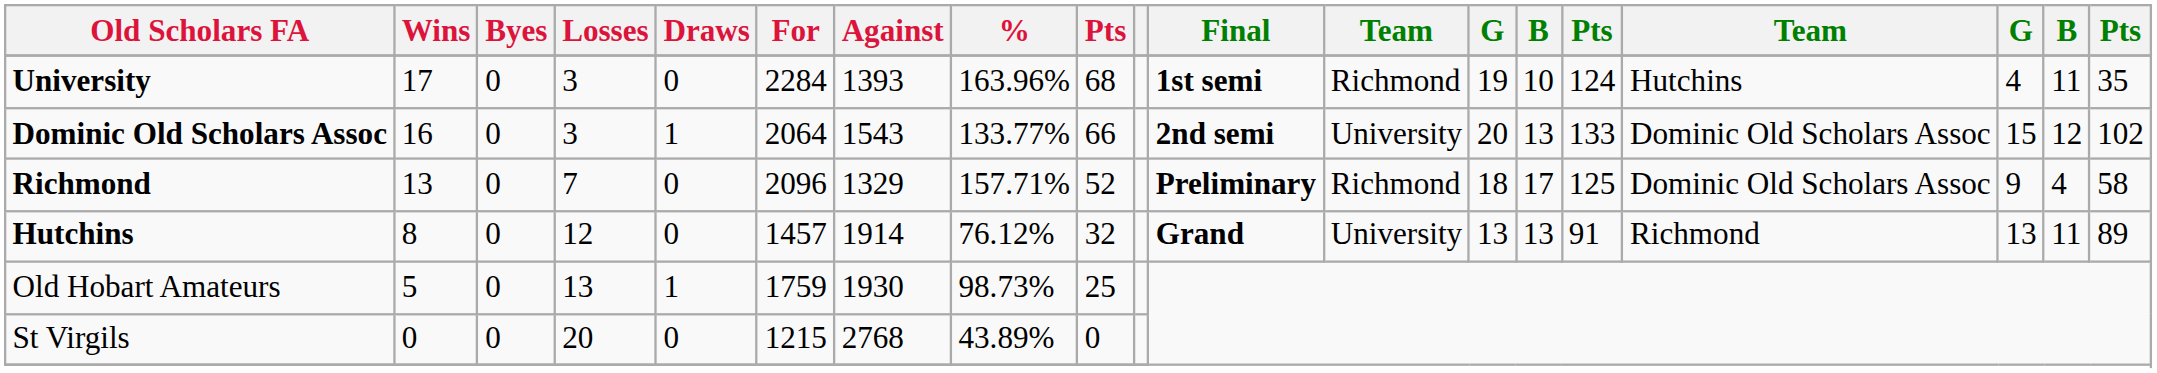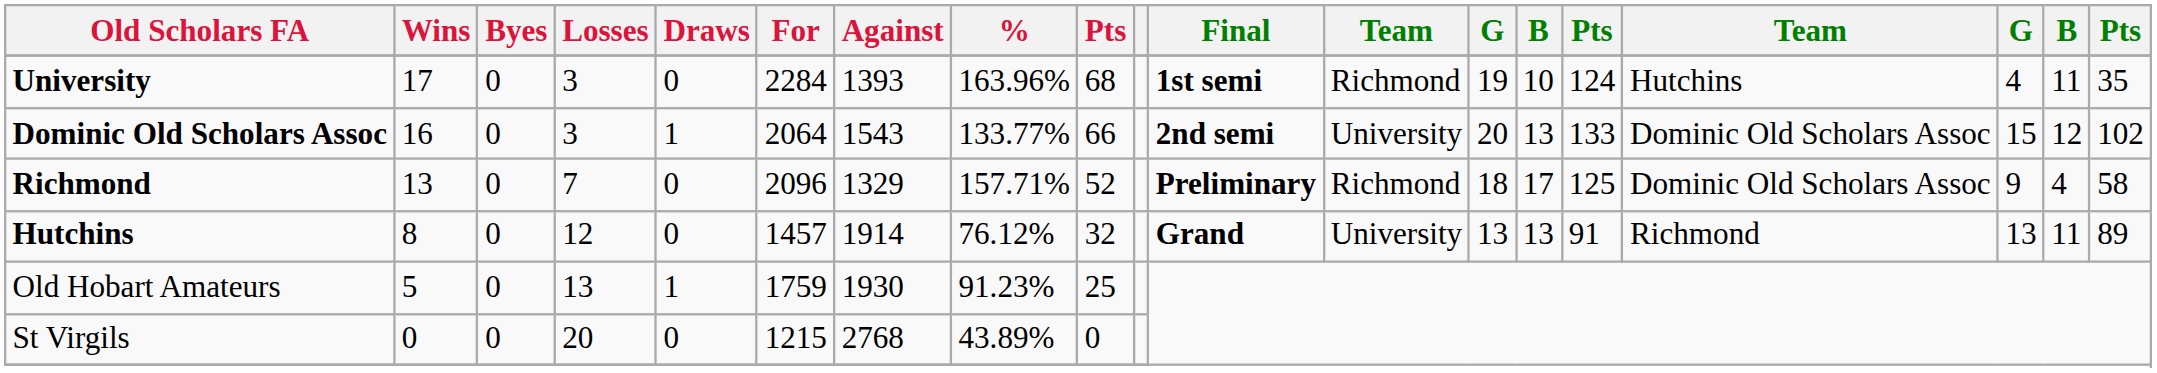(1006, 286) 98.73% -> (1006, 286) 91.23%
